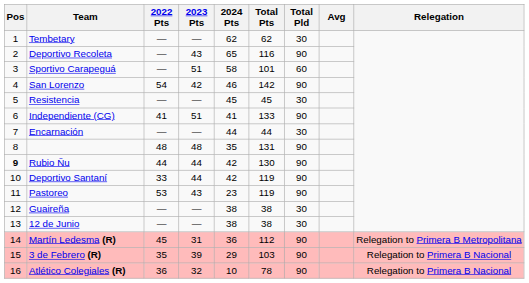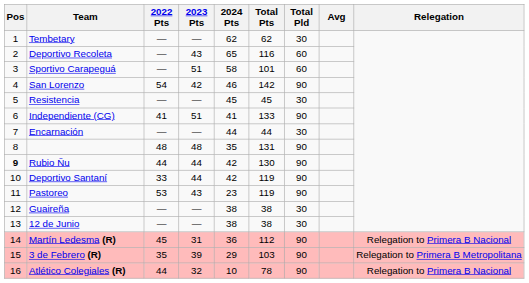(302, 54) 90 -> (302, 54) 60
(439, 239) Relegation to Primera B Metropolitana -> (439, 239) Relegation to Primera B Nacional
(439, 255) Relegation to Primera B Nacional -> (439, 255) Relegation to Primera B Metropolitana
(162, 270) 36 -> (162, 270) 44
